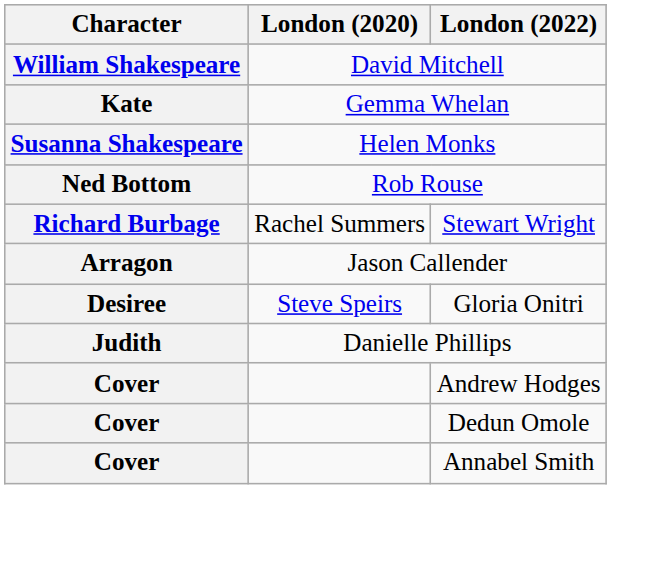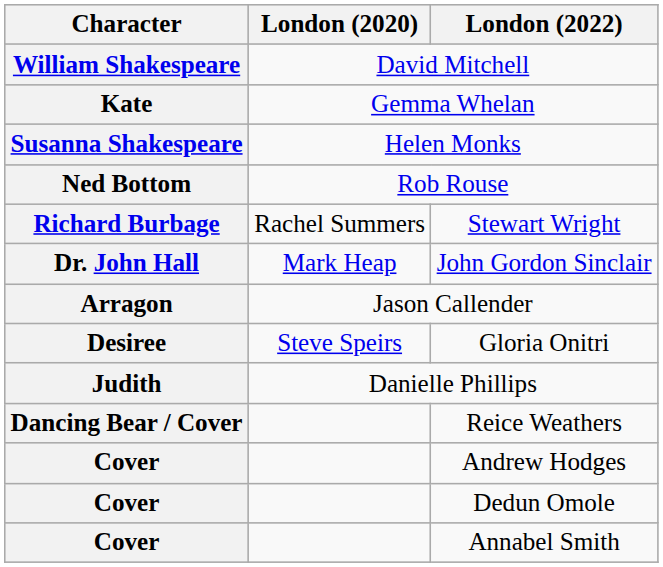+ row: (544, 263)
+ row: (544, 422)
